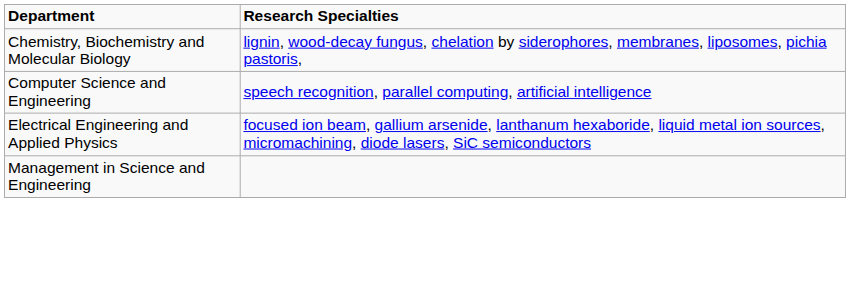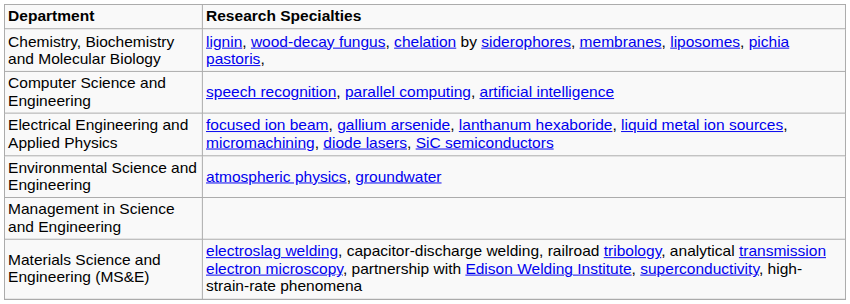+ row: (103, 176)
+ row: (84, 269)
